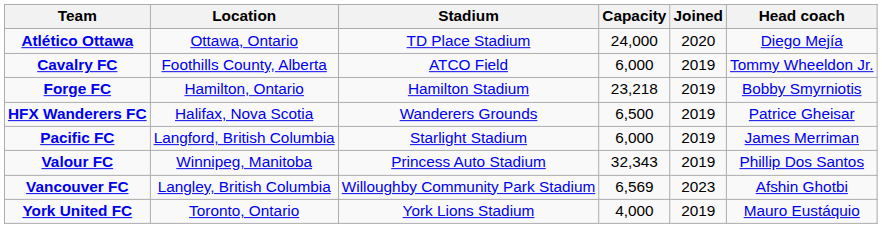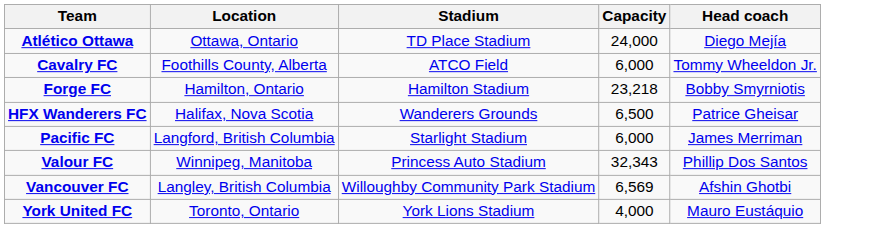- column: (698, 16)
